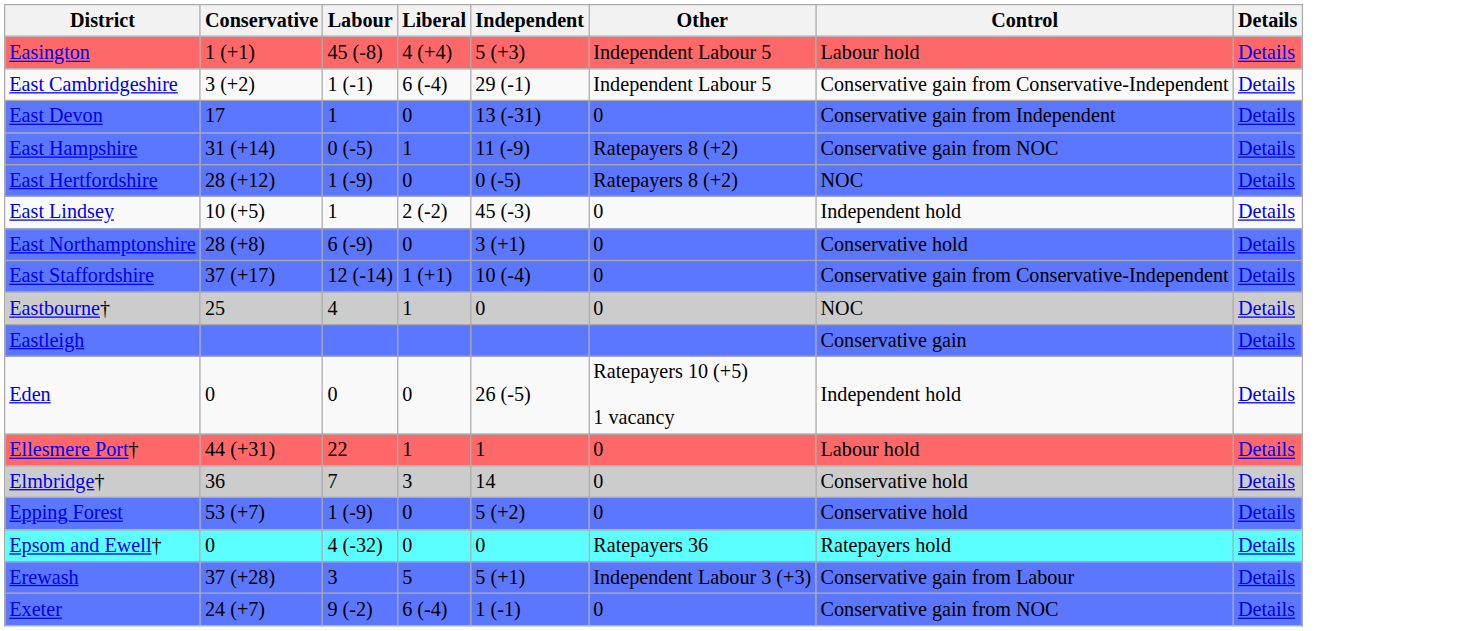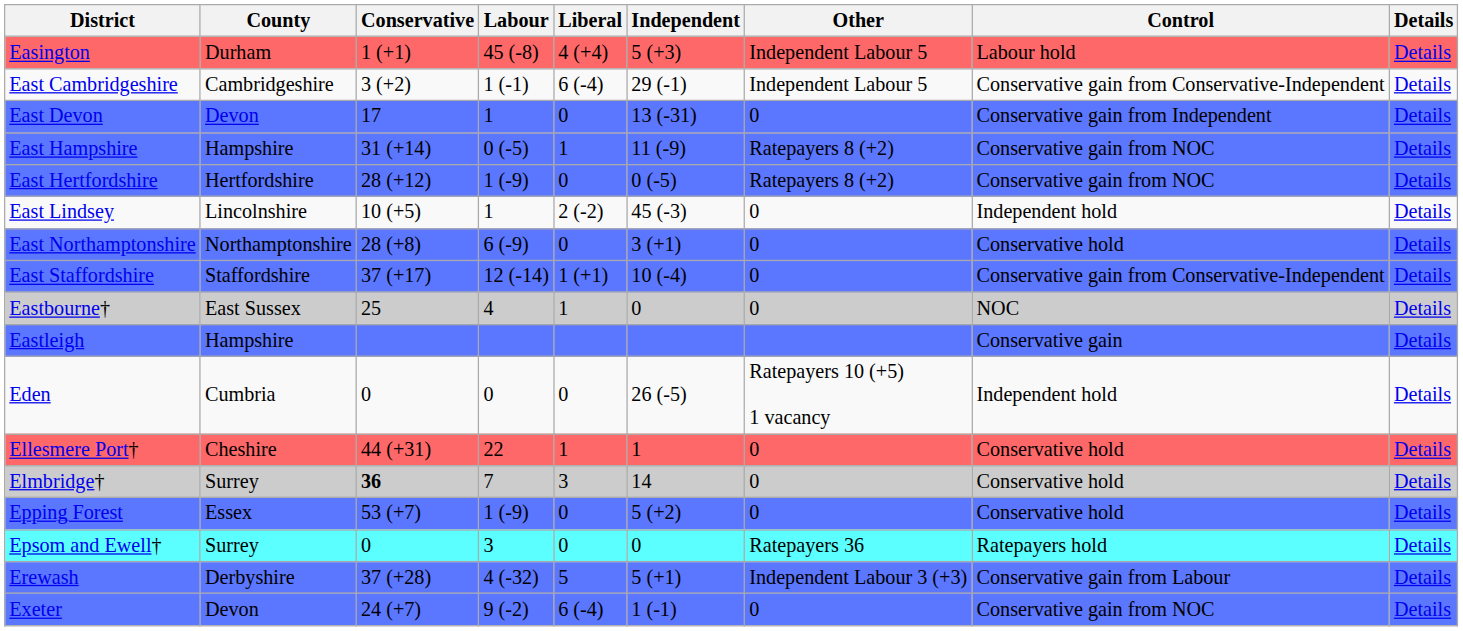+ column: (278, 20)
(842, 180) NOC -> (1096, 180) Conservative gain from NOC
(870, 449) Labour hold -> (1050, 449) Conservative hold
(215, 481) normal -> (371, 481) bold
(355, 545) 4 (-32) -> (488, 545) 3
(332, 577) 3 -> (511, 577) 4 (-32)
